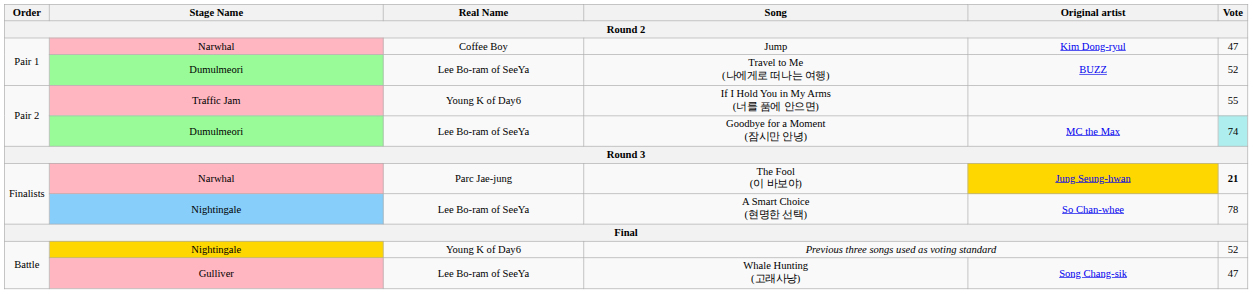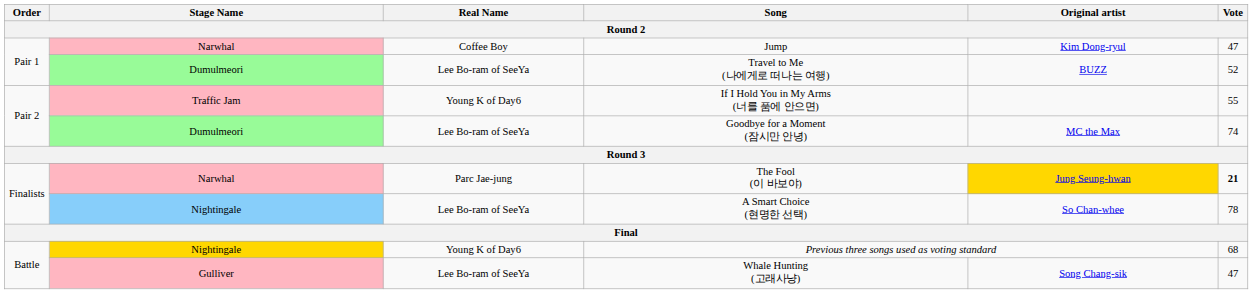(1233, 131) paleturquoise background -> (1233, 131) no background
(1233, 249) 52 -> (1233, 249) 68
